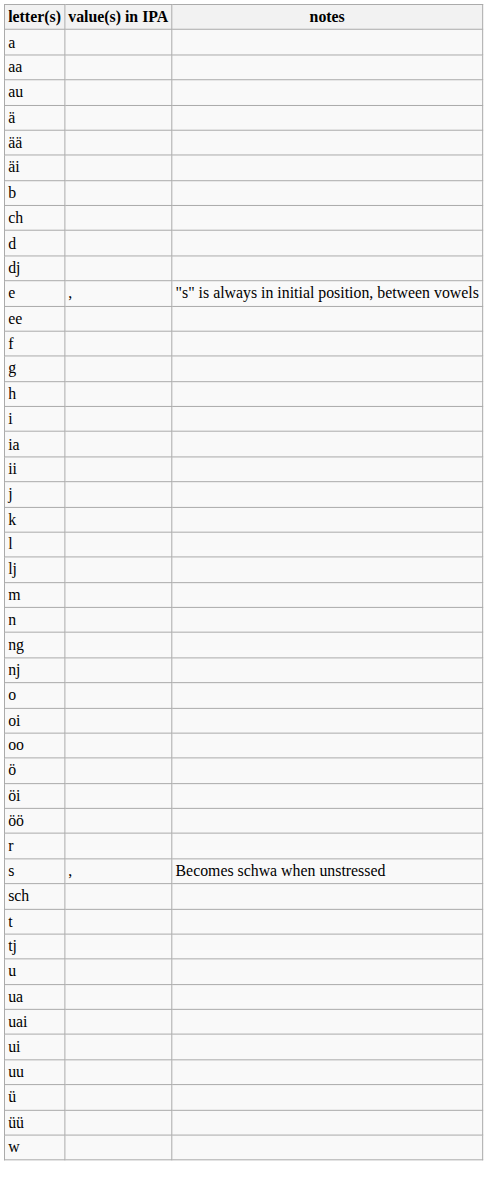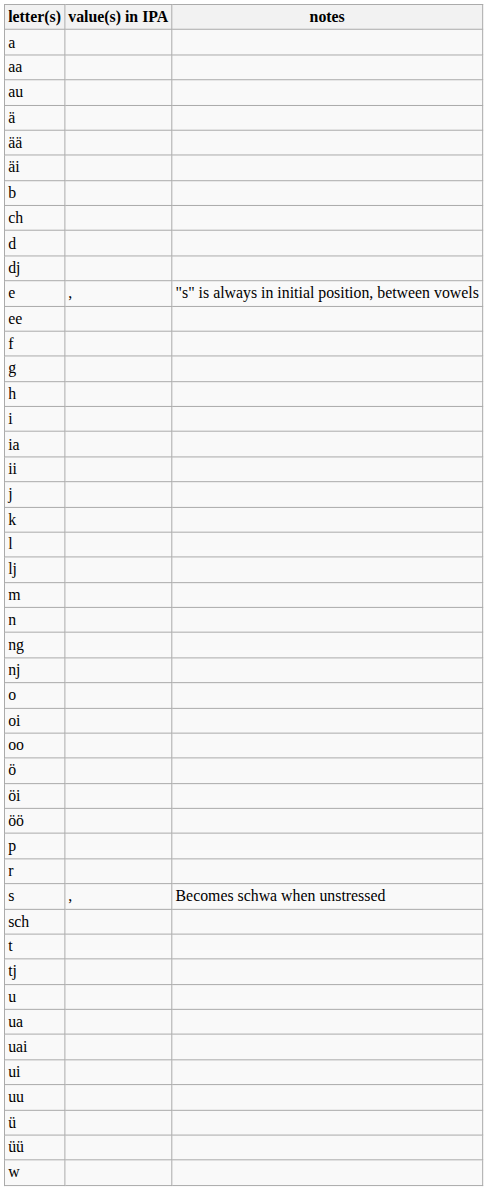+ row: (12, 846)
